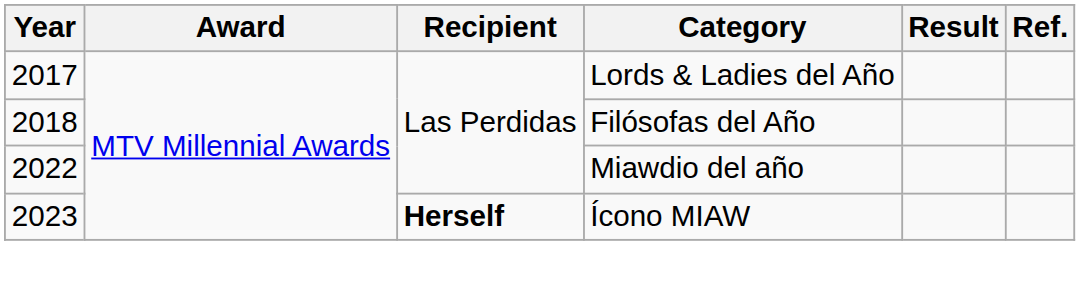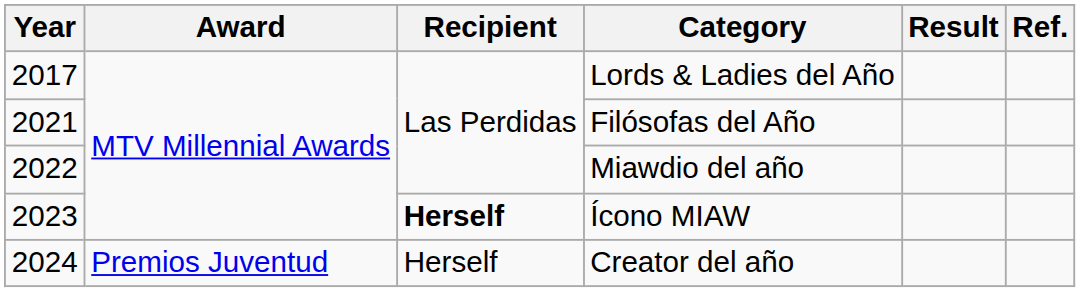(45, 121) 2018 -> (45, 121) 2021
+ row: (692, 262)
